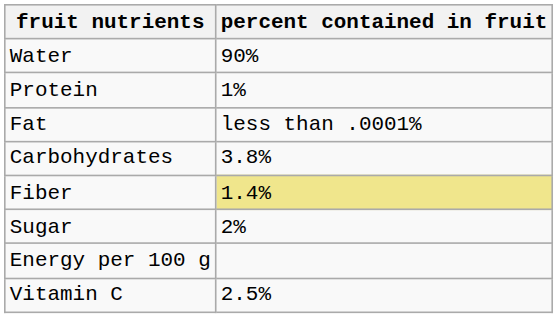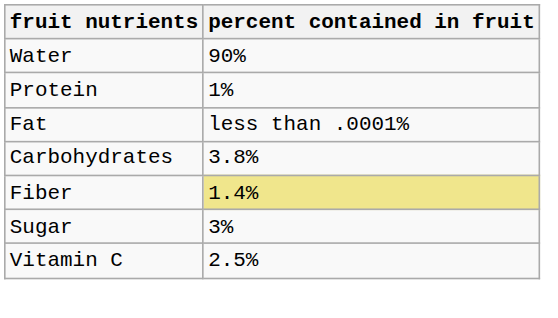(233, 227) 2% -> (221, 227) 3%
- row: (110, 261)
